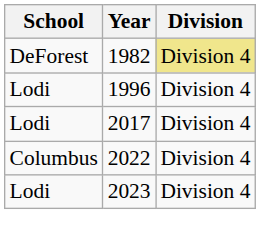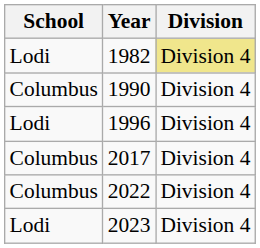(49, 55) DeForest -> (30, 55) Lodi
+ row: (129, 89)
(30, 123) Lodi -> (54, 157) Columbus
